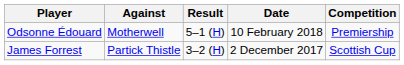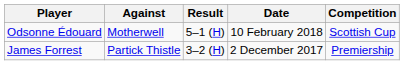(362, 32) Premiership -> (362, 32) Scottish Cup
(362, 50) Scottish Cup -> (362, 50) Premiership
